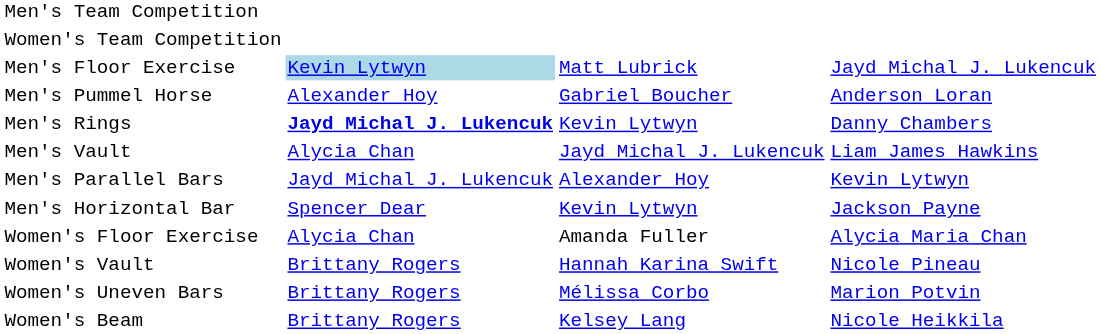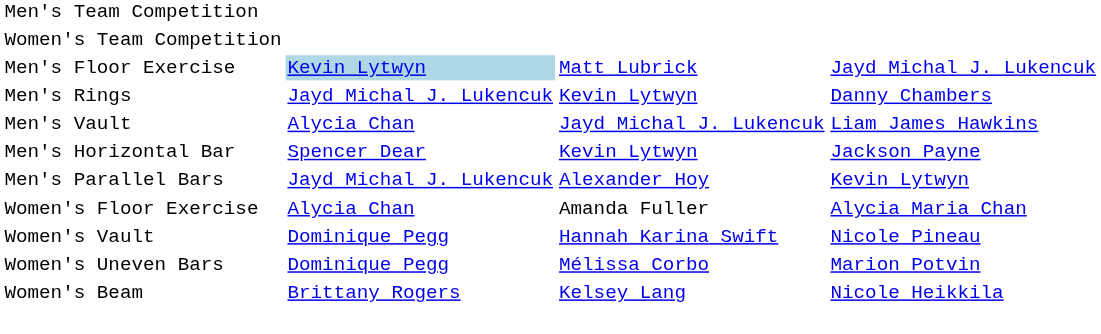- row: (108, 96)
(420, 124) bold -> (420, 96) normal
rows swapped: (114, 180) <-> (120, 208)
(374, 265) Brittany Rogers -> (368, 236) Dominique Pegg
(374, 293) Brittany Rogers -> (368, 265) Dominique Pegg
